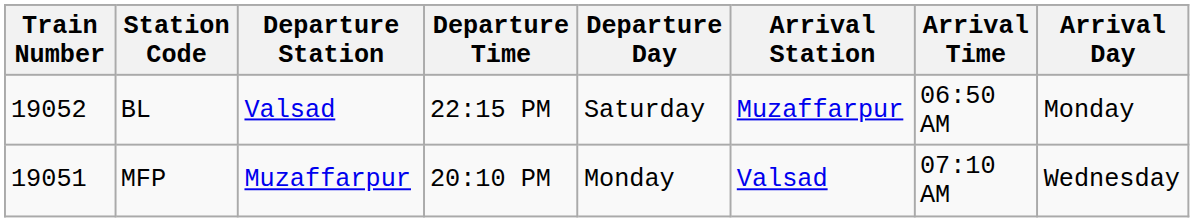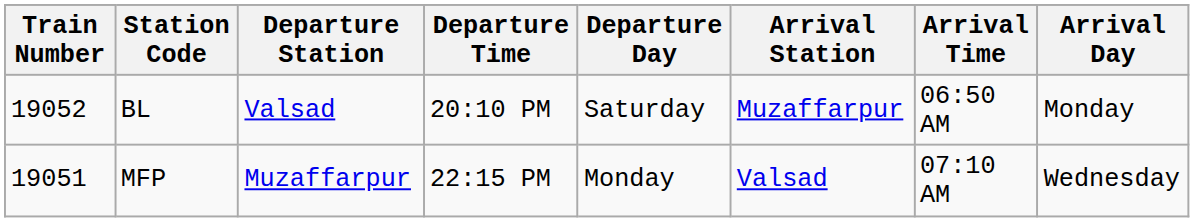(490, 110) 22:15 PM -> (490, 110) 20:10 PM
(490, 180) 20:10 PM -> (490, 180) 22:15 PM
